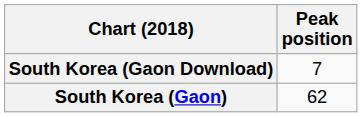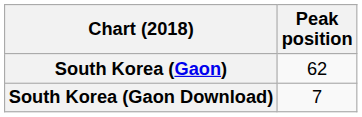rows swapped: (141, 97) <-> (141, 68)
